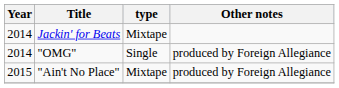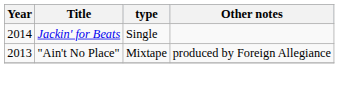(146, 33) Mixtape -> (142, 33) Single
- row: (57, 53)
(20, 72) 2015 -> (20, 53) 2013
